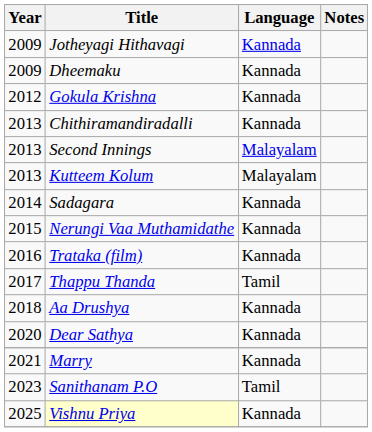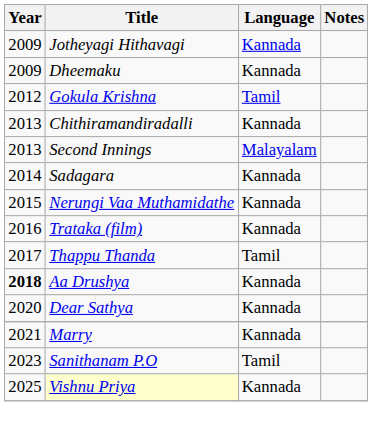(271, 96) Kannada -> (261, 96) Tamil
- row: (101, 176)
(25, 307) normal -> (25, 281) bold
